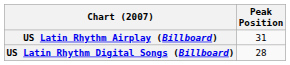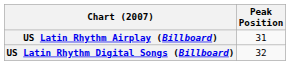(261, 53) 28 -> (261, 53) 32
